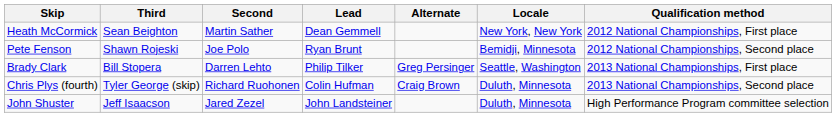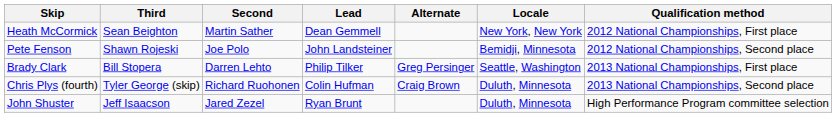(333, 49) Ryan Brunt -> (348, 49) John Landsteiner
(348, 103) John Landsteiner -> (333, 103) Ryan Brunt
